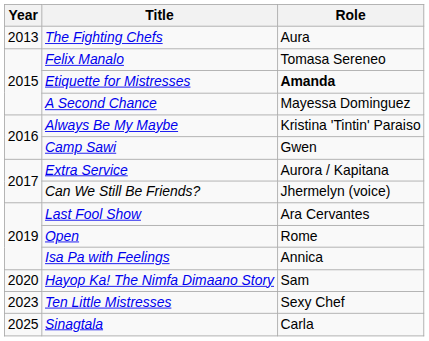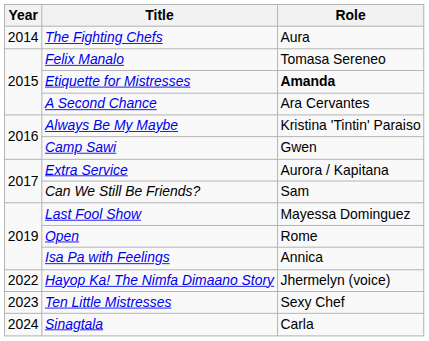(23, 37) 2013 -> (23, 37) 2014
(345, 103) Mayessa Dominguez -> (325, 103) Ara Cervantes
(335, 192) Jhermelyn (voice) -> (295, 192) Sam
(325, 214) Ara Cervantes -> (345, 214) Mayessa Dominguez
(23, 280) 2020 -> (23, 280) 2022
(295, 280) Sam -> (335, 280) Jhermelyn (voice)
(23, 324) 2025 -> (23, 324) 2024
